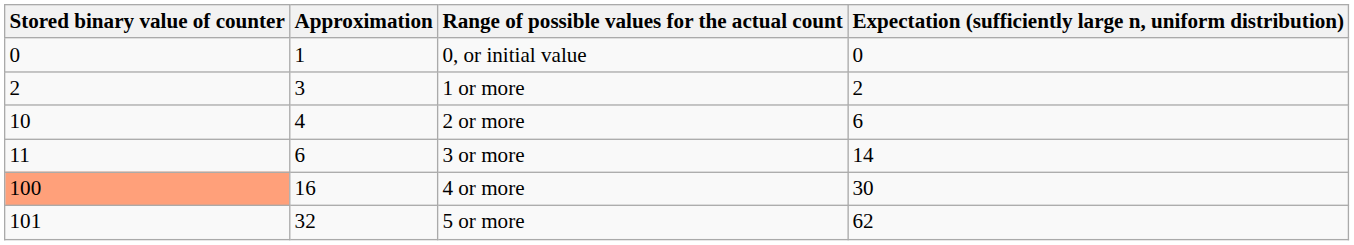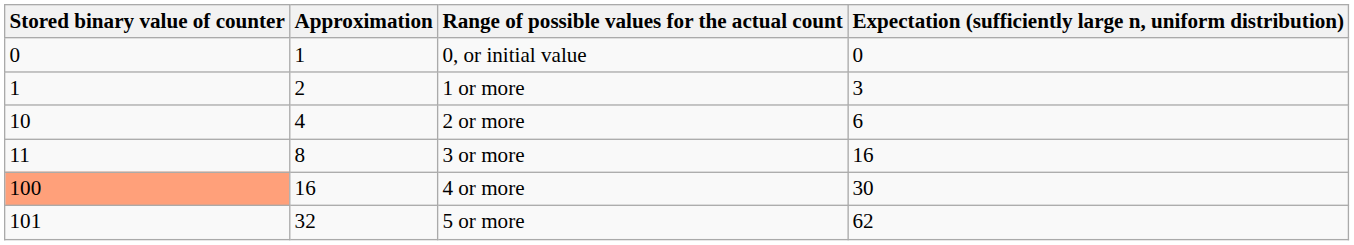(15, 88) 2 -> (15, 88) 1
(300, 88) 3 -> (300, 88) 2
(858, 88) 2 -> (858, 88) 3
(300, 155) 6 -> (300, 155) 8
(863, 155) 14 -> (863, 155) 16
